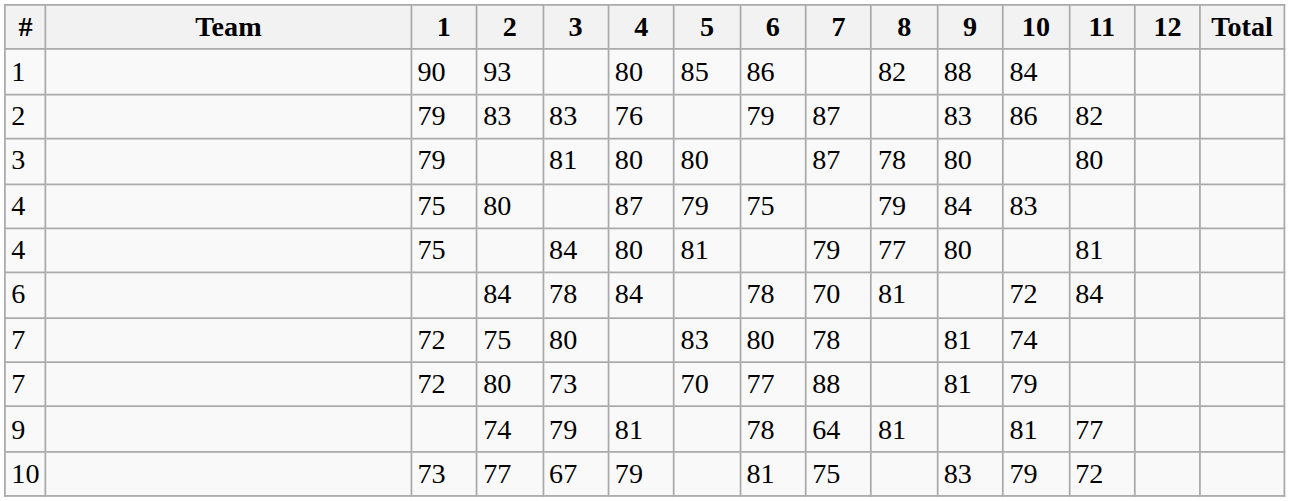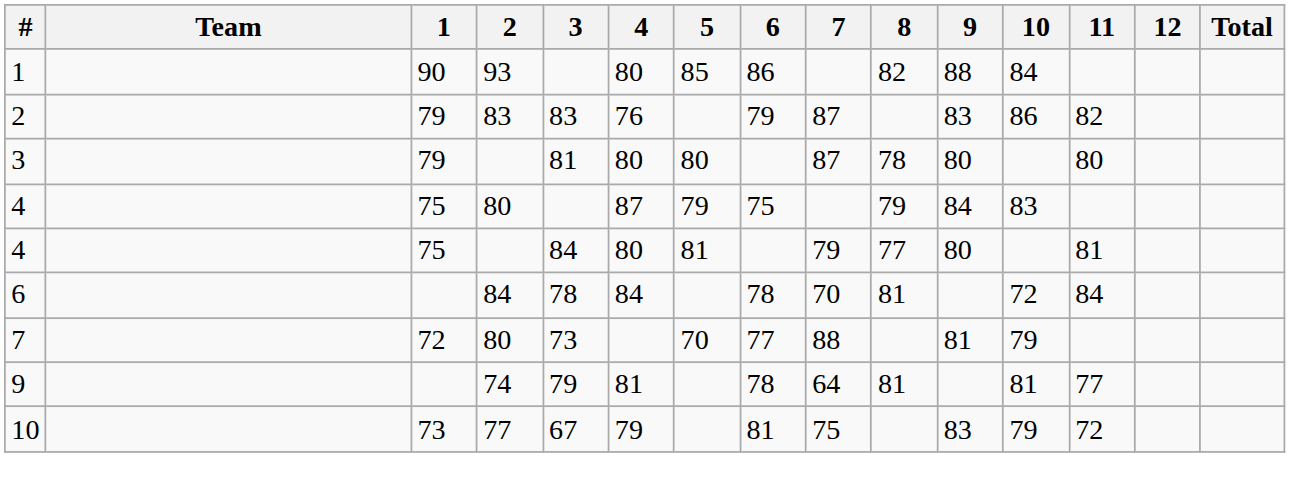- row: (18, 339)
